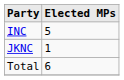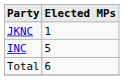rows swapped: (17, 31) <-> (20, 48)
